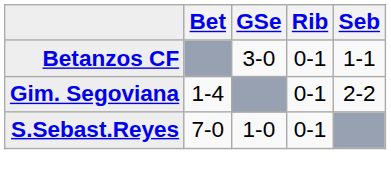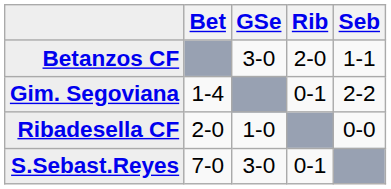(310, 58) 0-1 -> (310, 58) 2-0
+ row: (98, 129)
(259, 129) 1-0 -> (259, 165) 3-0
